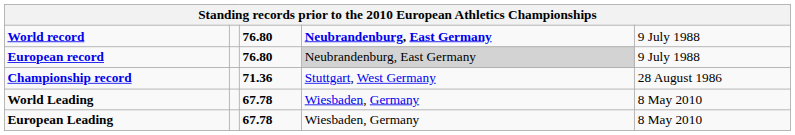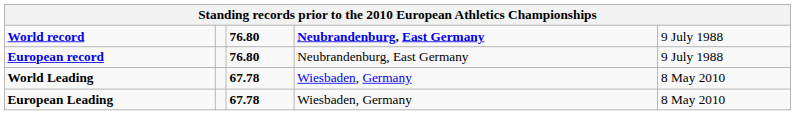(390, 57) lightgrey background -> (383, 57) no background
- row: (70, 78)
